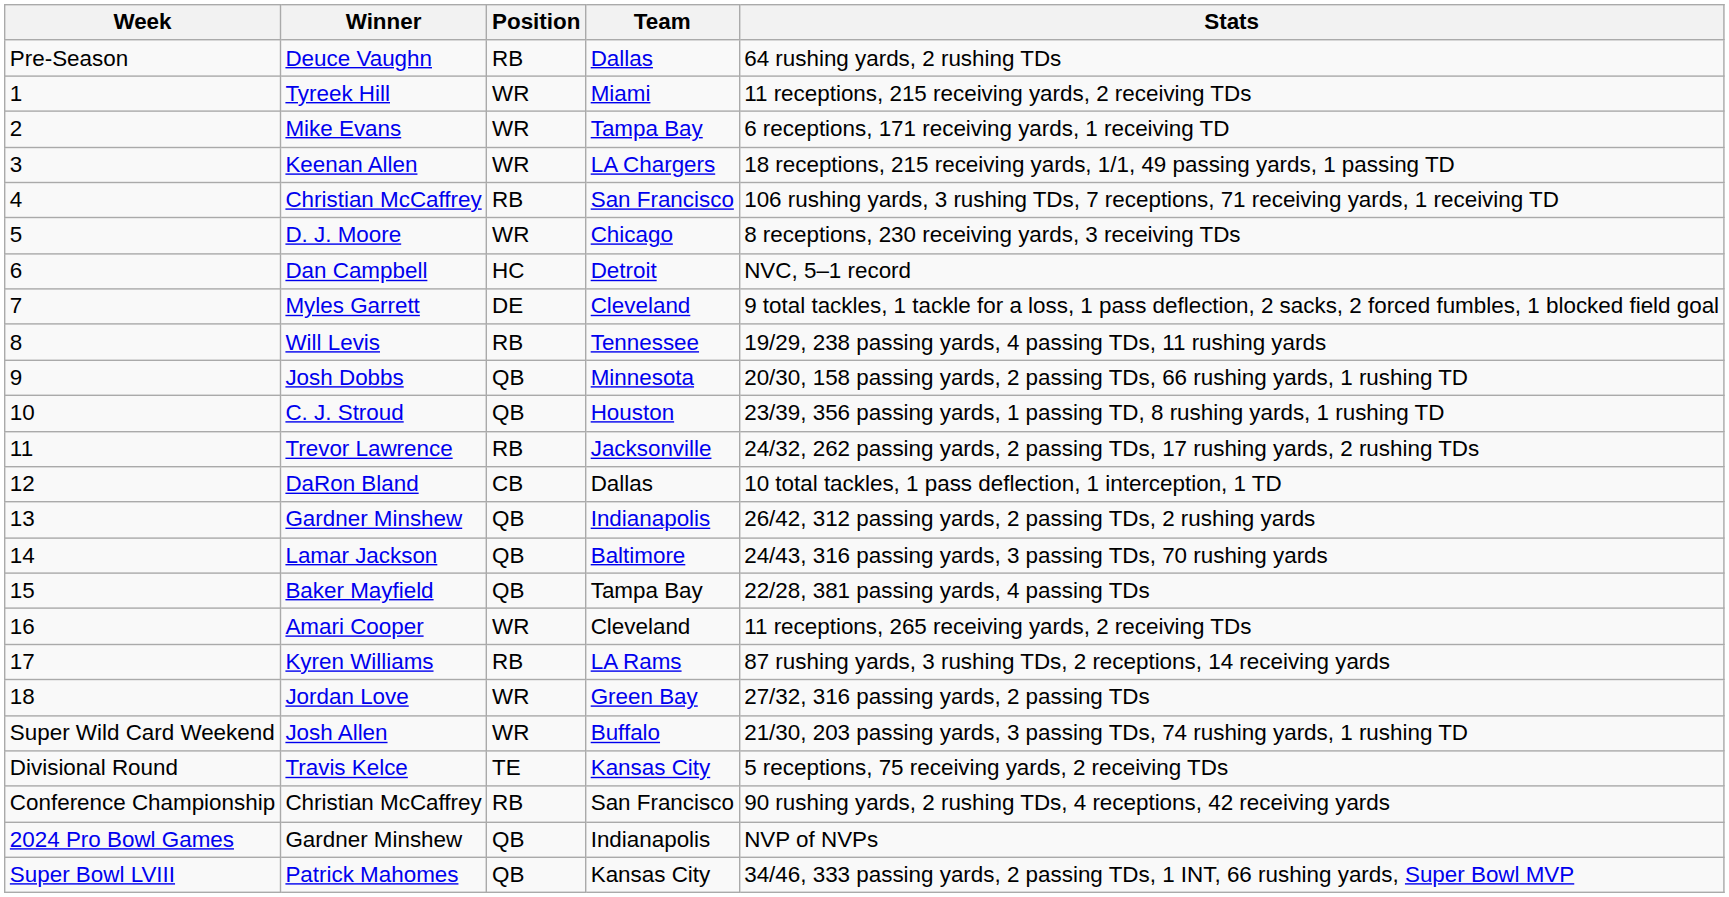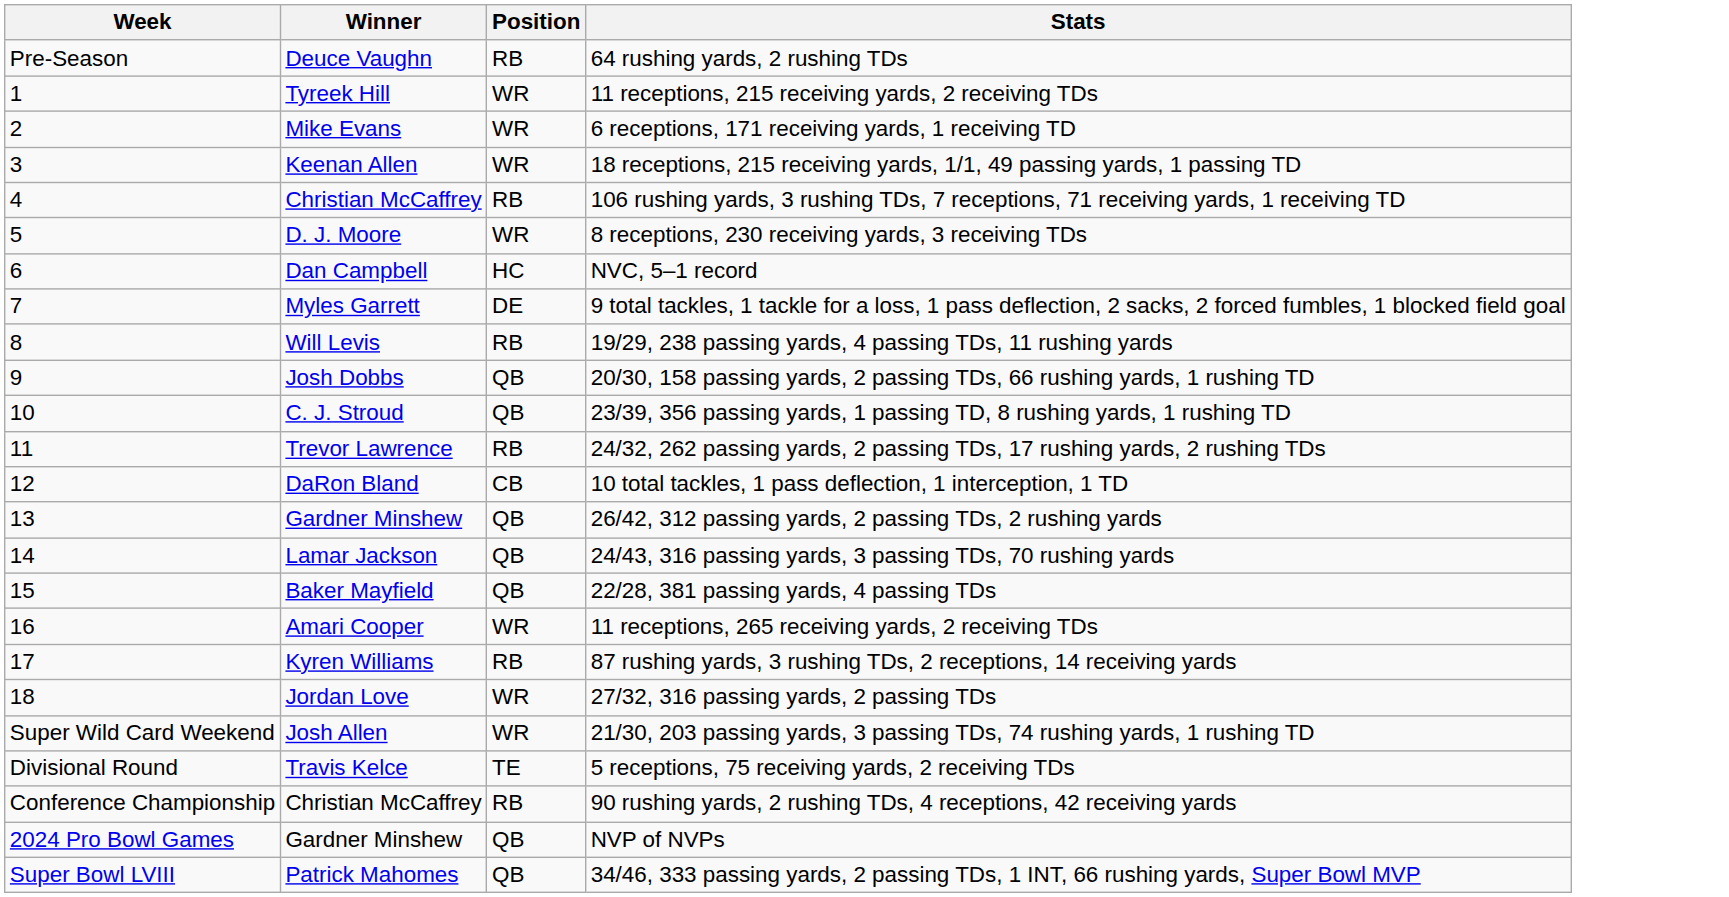- column: (662, 22)
